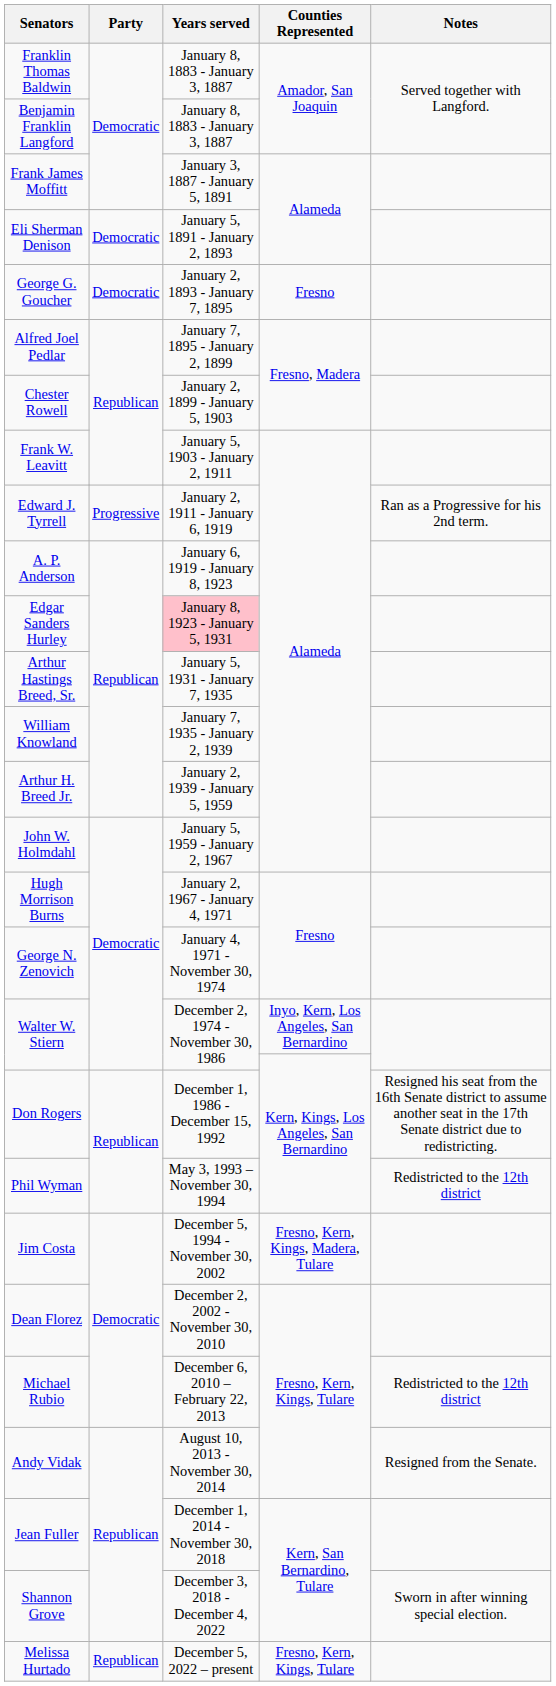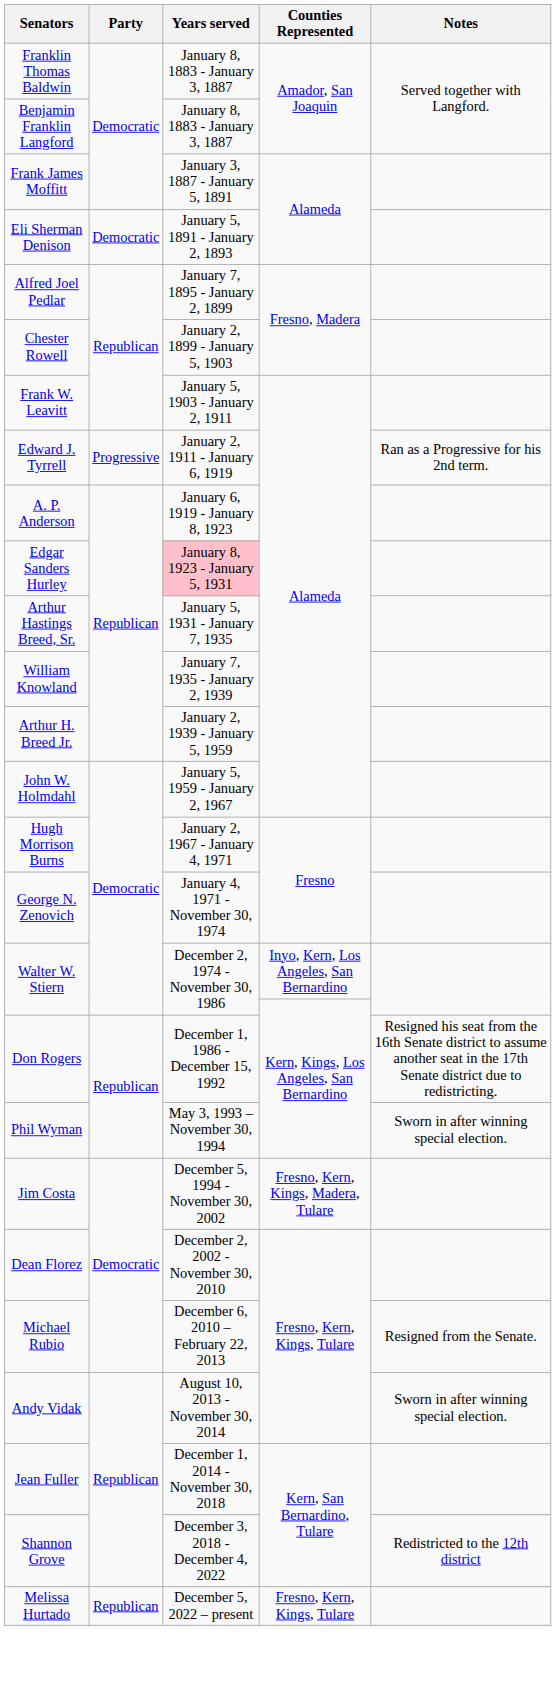- row: (47, 292)
(461, 1185) Redistricted to the 12th district -> (461, 1130) Sworn in after winning special election.
(461, 1391) Redistricted to the 12th district -> (461, 1336) Resigned from the Senate.
(461, 1463) Resigned from the Senate. -> (461, 1407) Sworn in after winning special election.
(461, 1605) Sworn in after winning special election. -> (461, 1550) Redistricted to the 12th district
